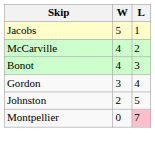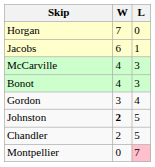+ row: (23, 30)
(118, 30) 5 -> (118, 48) 6
(137, 48) 2 -> (137, 65) 3
(118, 100) normal -> (118, 118) bold
+ row: (27, 135)
